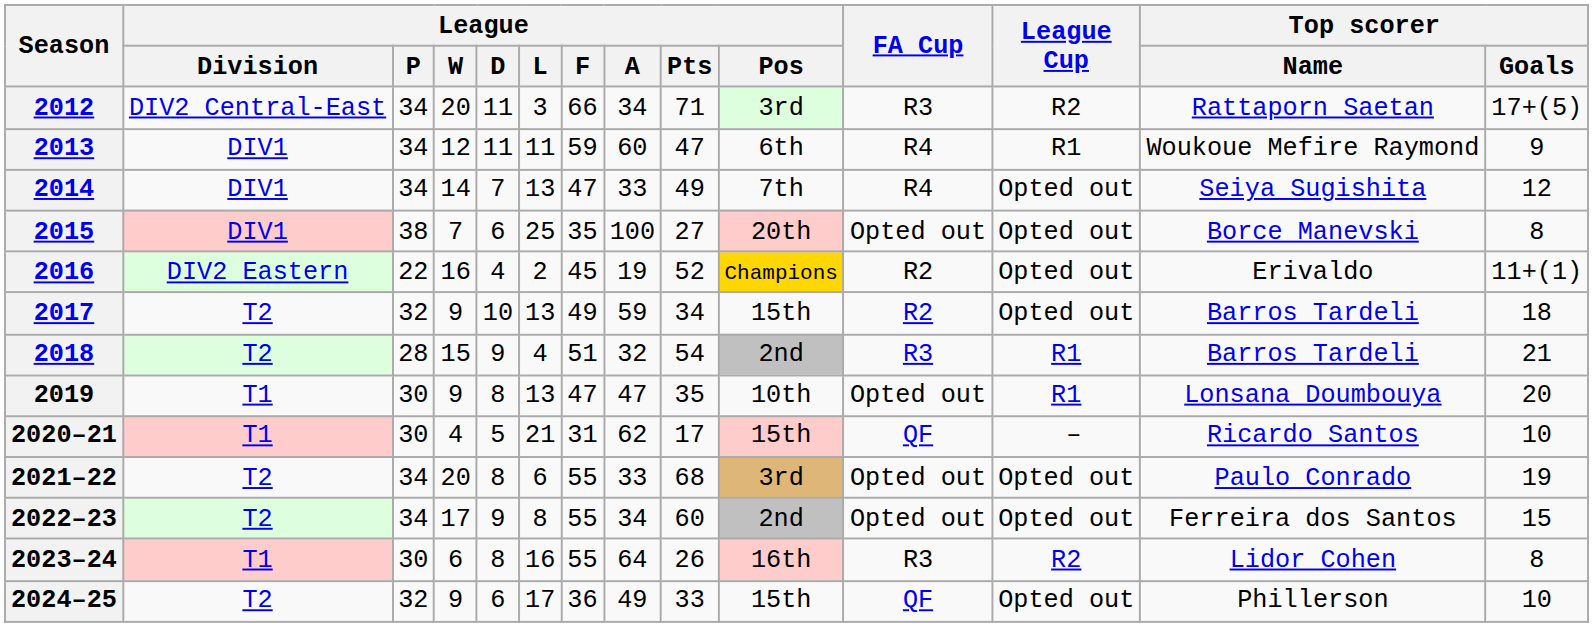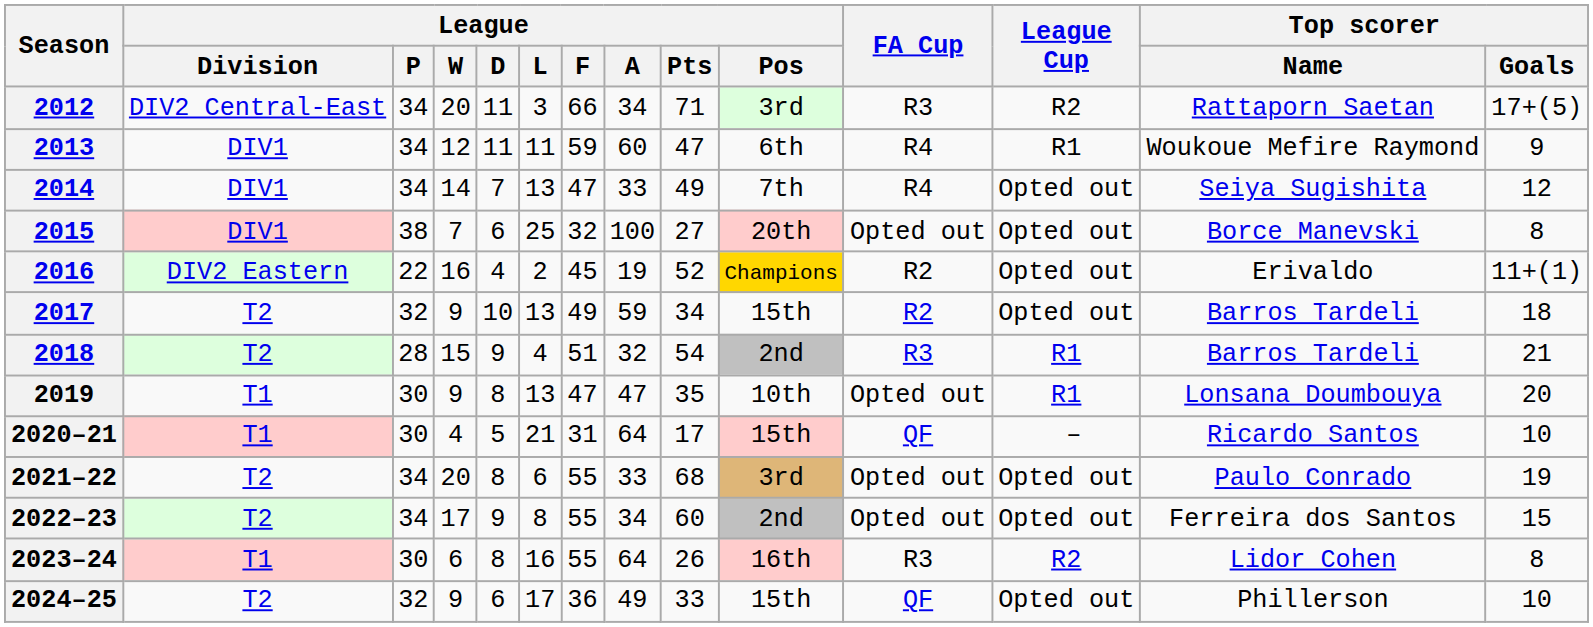(582, 231) 35 -> (582, 231) 32
(632, 437) 62 -> (632, 437) 64
